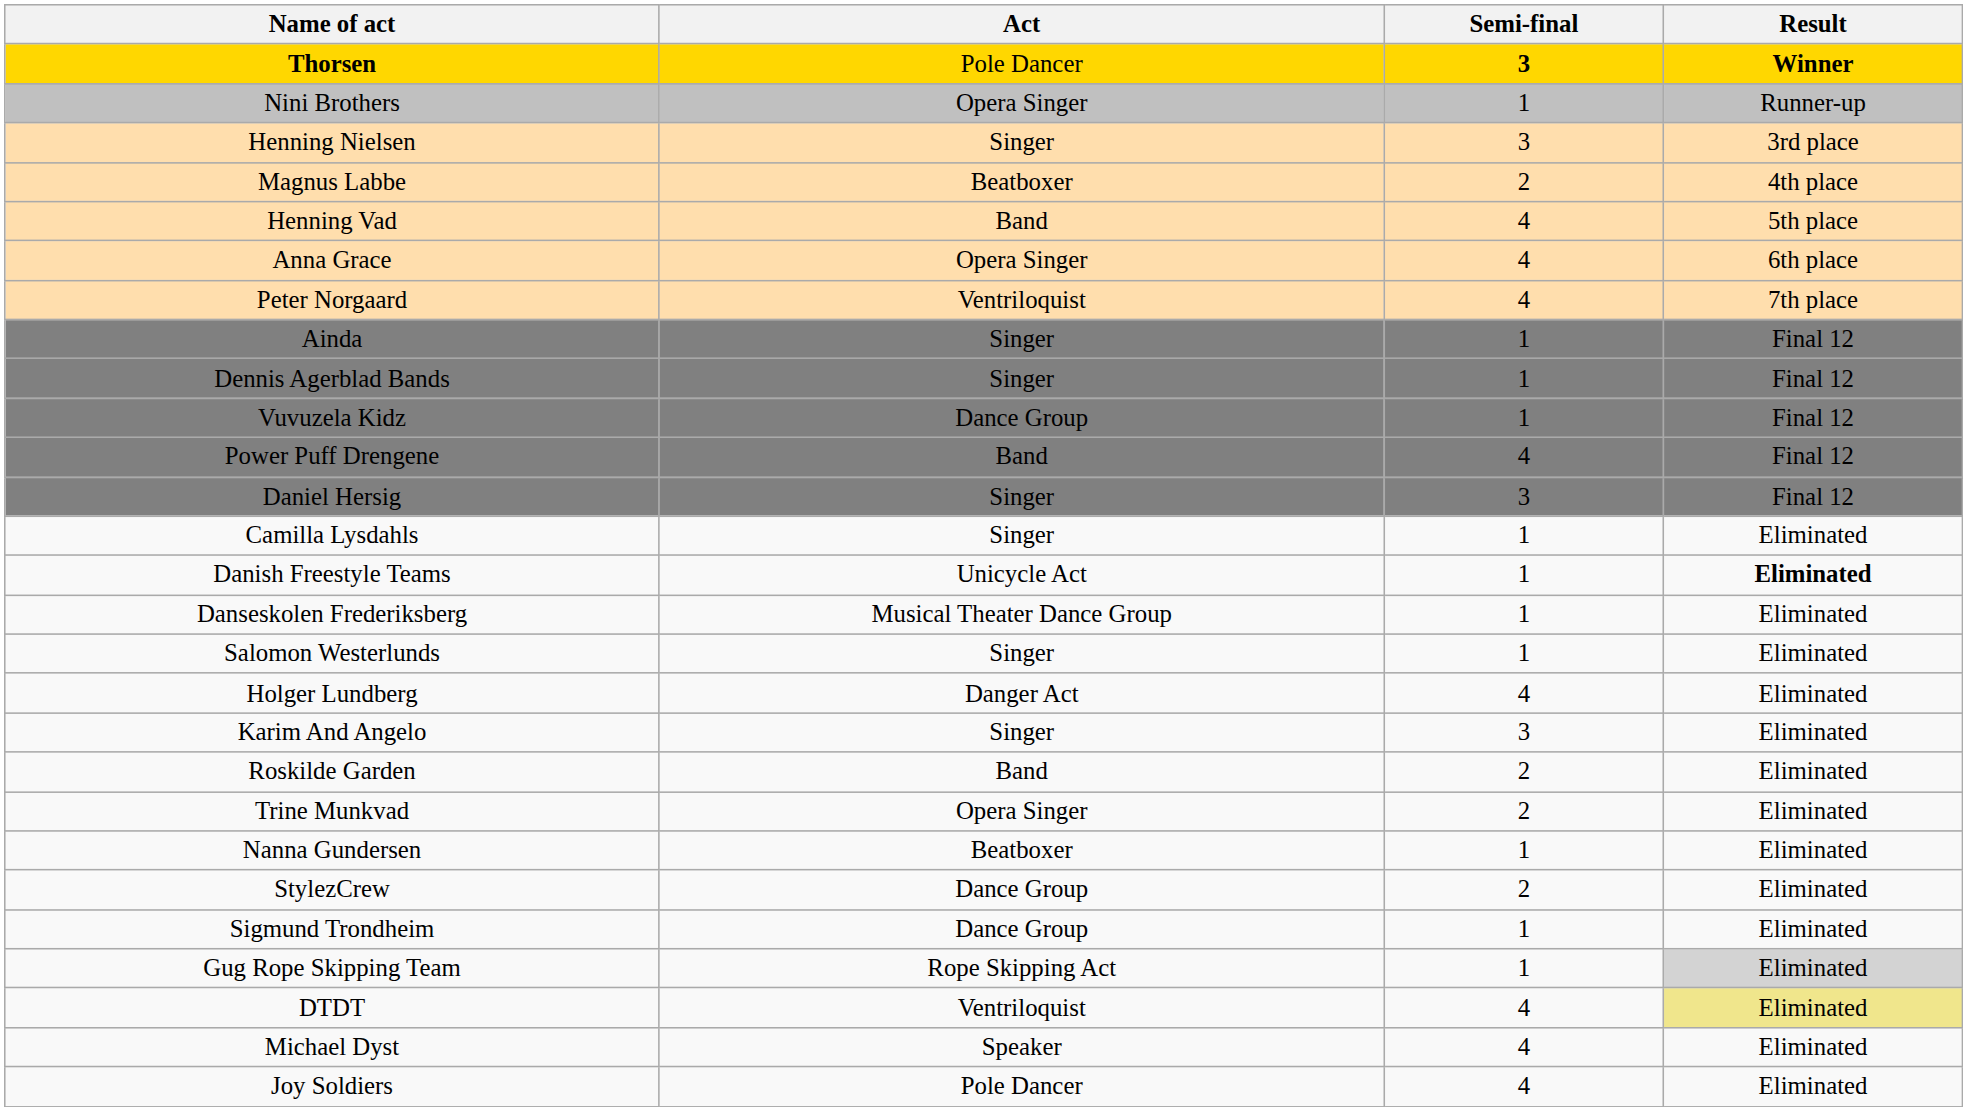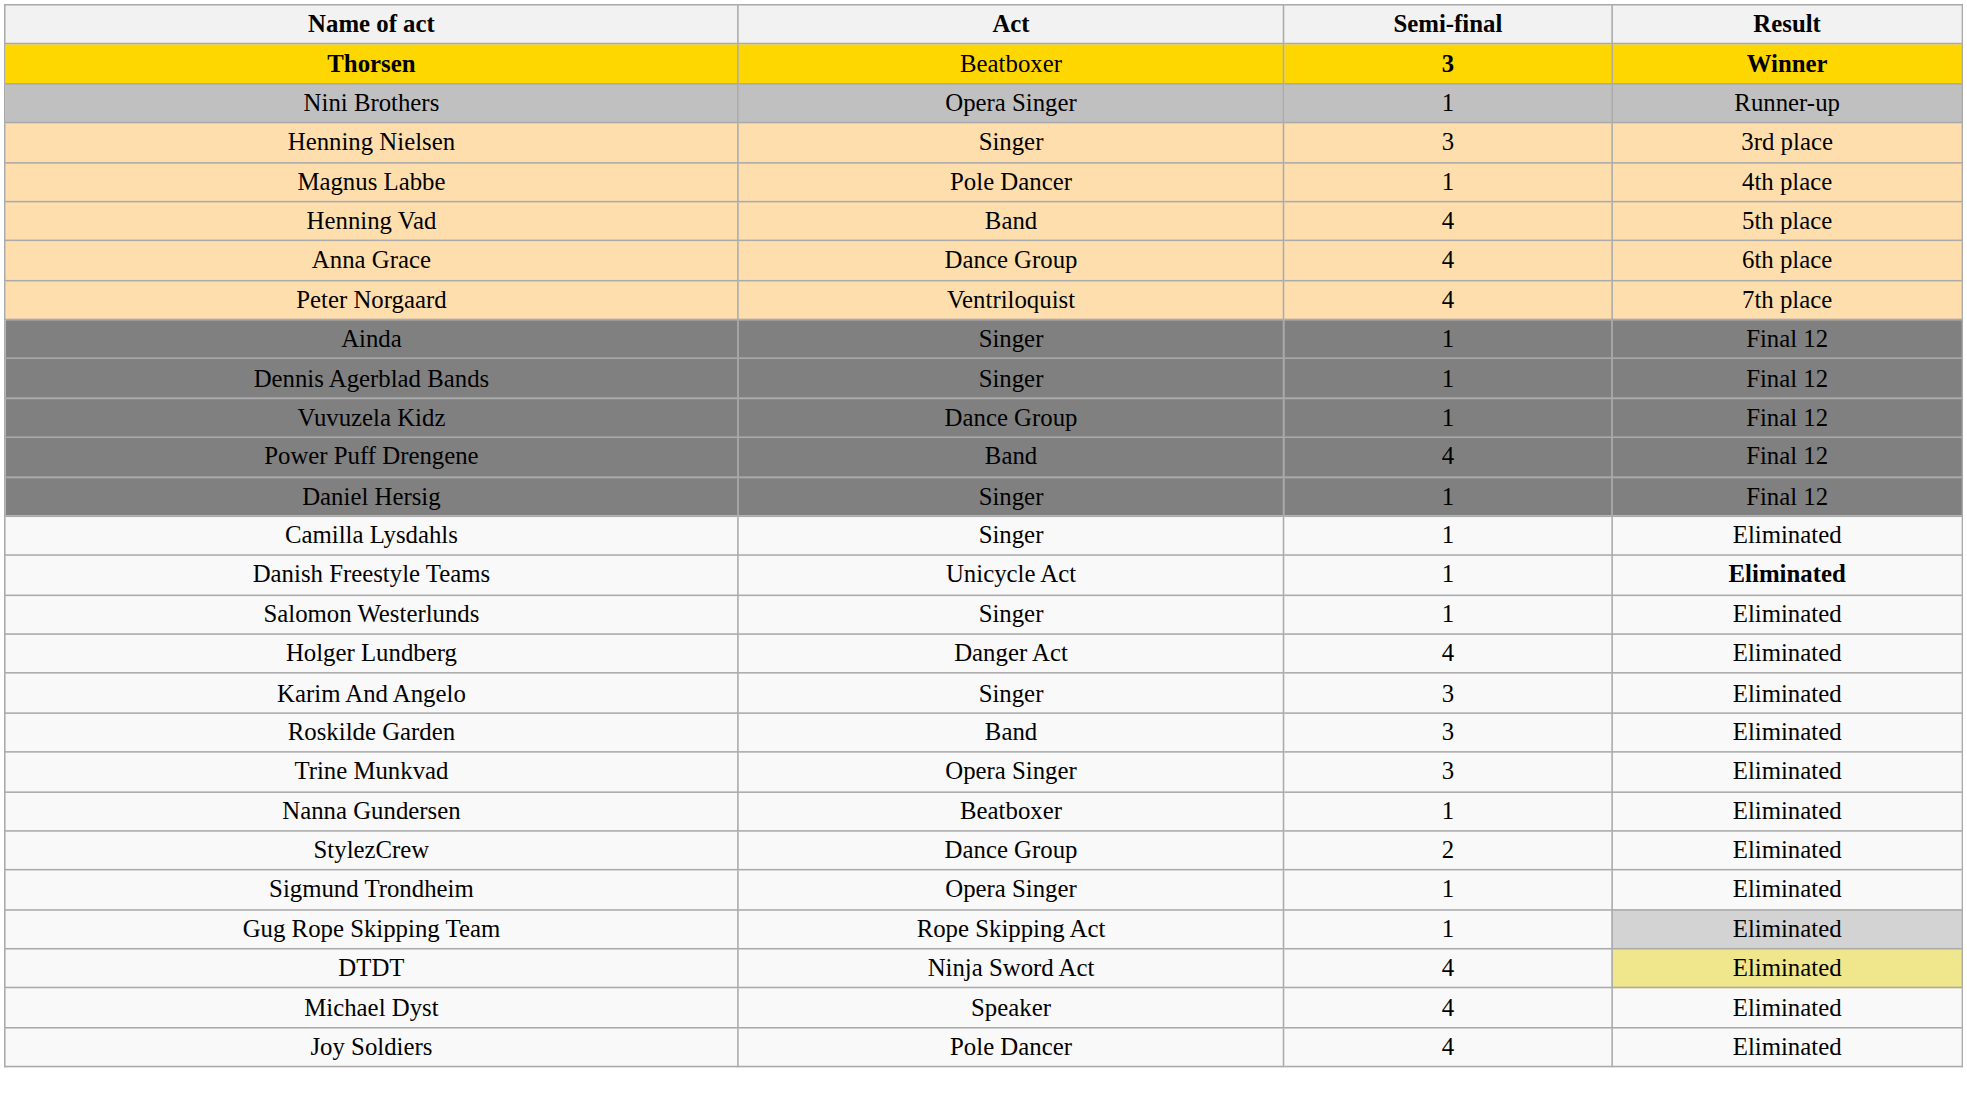(1022, 63) Pole Dancer -> (1011, 63) Beatboxer
(1022, 181) Beatboxer -> (1011, 181) Pole Dancer
(1524, 181) 2 -> (1448, 181) 1
(1022, 260) Opera Singer -> (1011, 260) Dance Group
(1524, 496) 3 -> (1448, 496) 1
- row: (332, 614)
(1524, 771) 2 -> (1448, 732) 3
(1524, 810) 2 -> (1448, 771) 3
(1022, 928) Dance Group -> (1011, 889) Opera Singer
(1022, 1007) Ventriloquist -> (1011, 968) Ninja Sword Act
